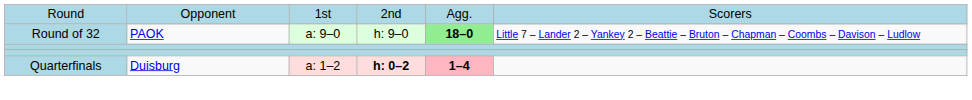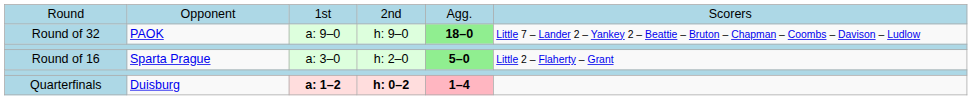+ row: (66, 59)
(323, 65) normal -> (323, 85) bold
